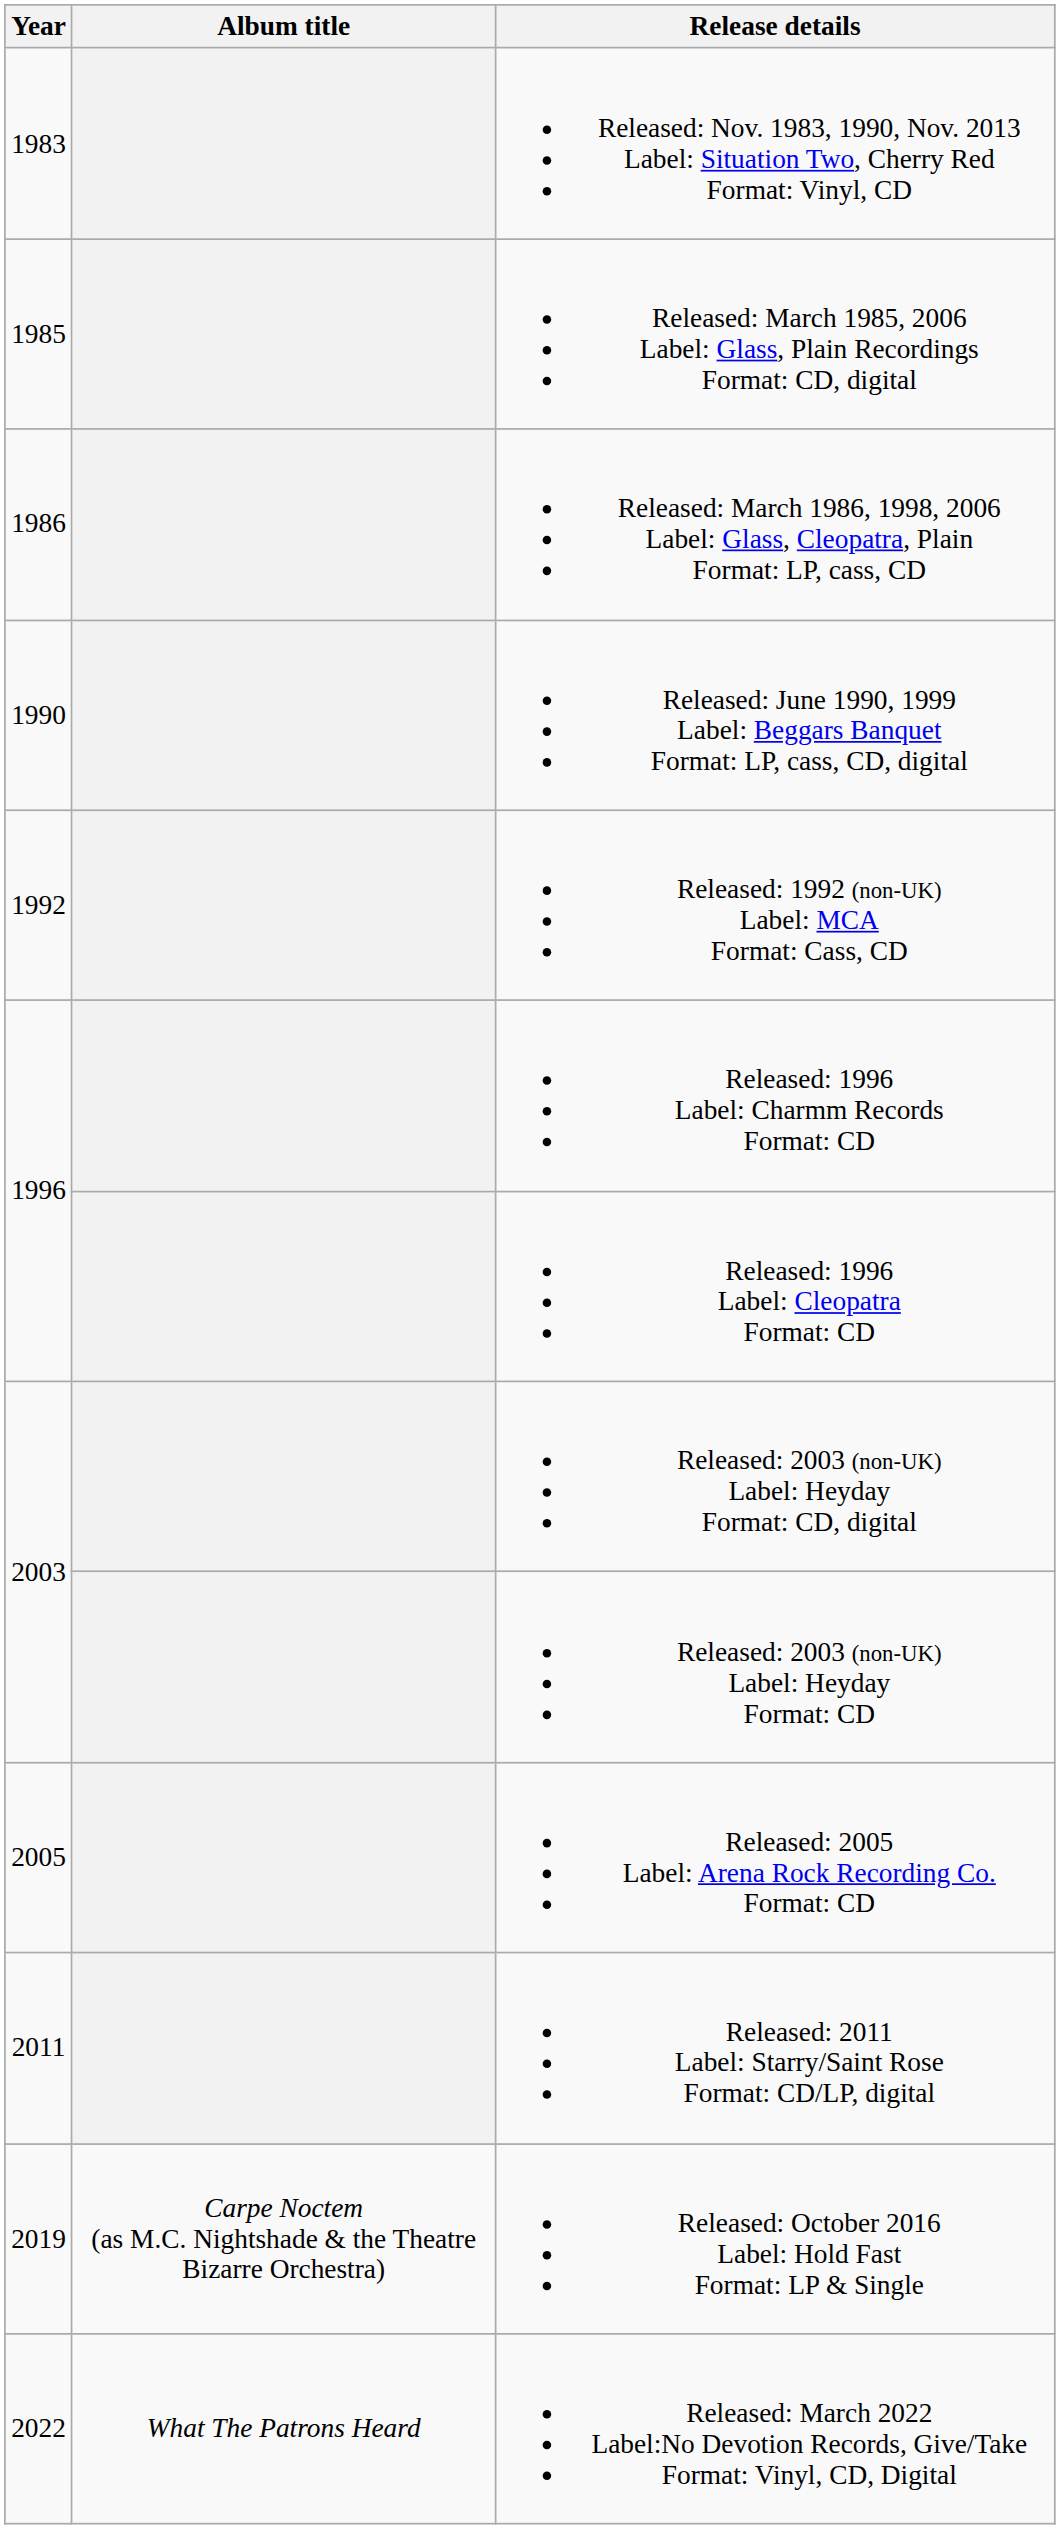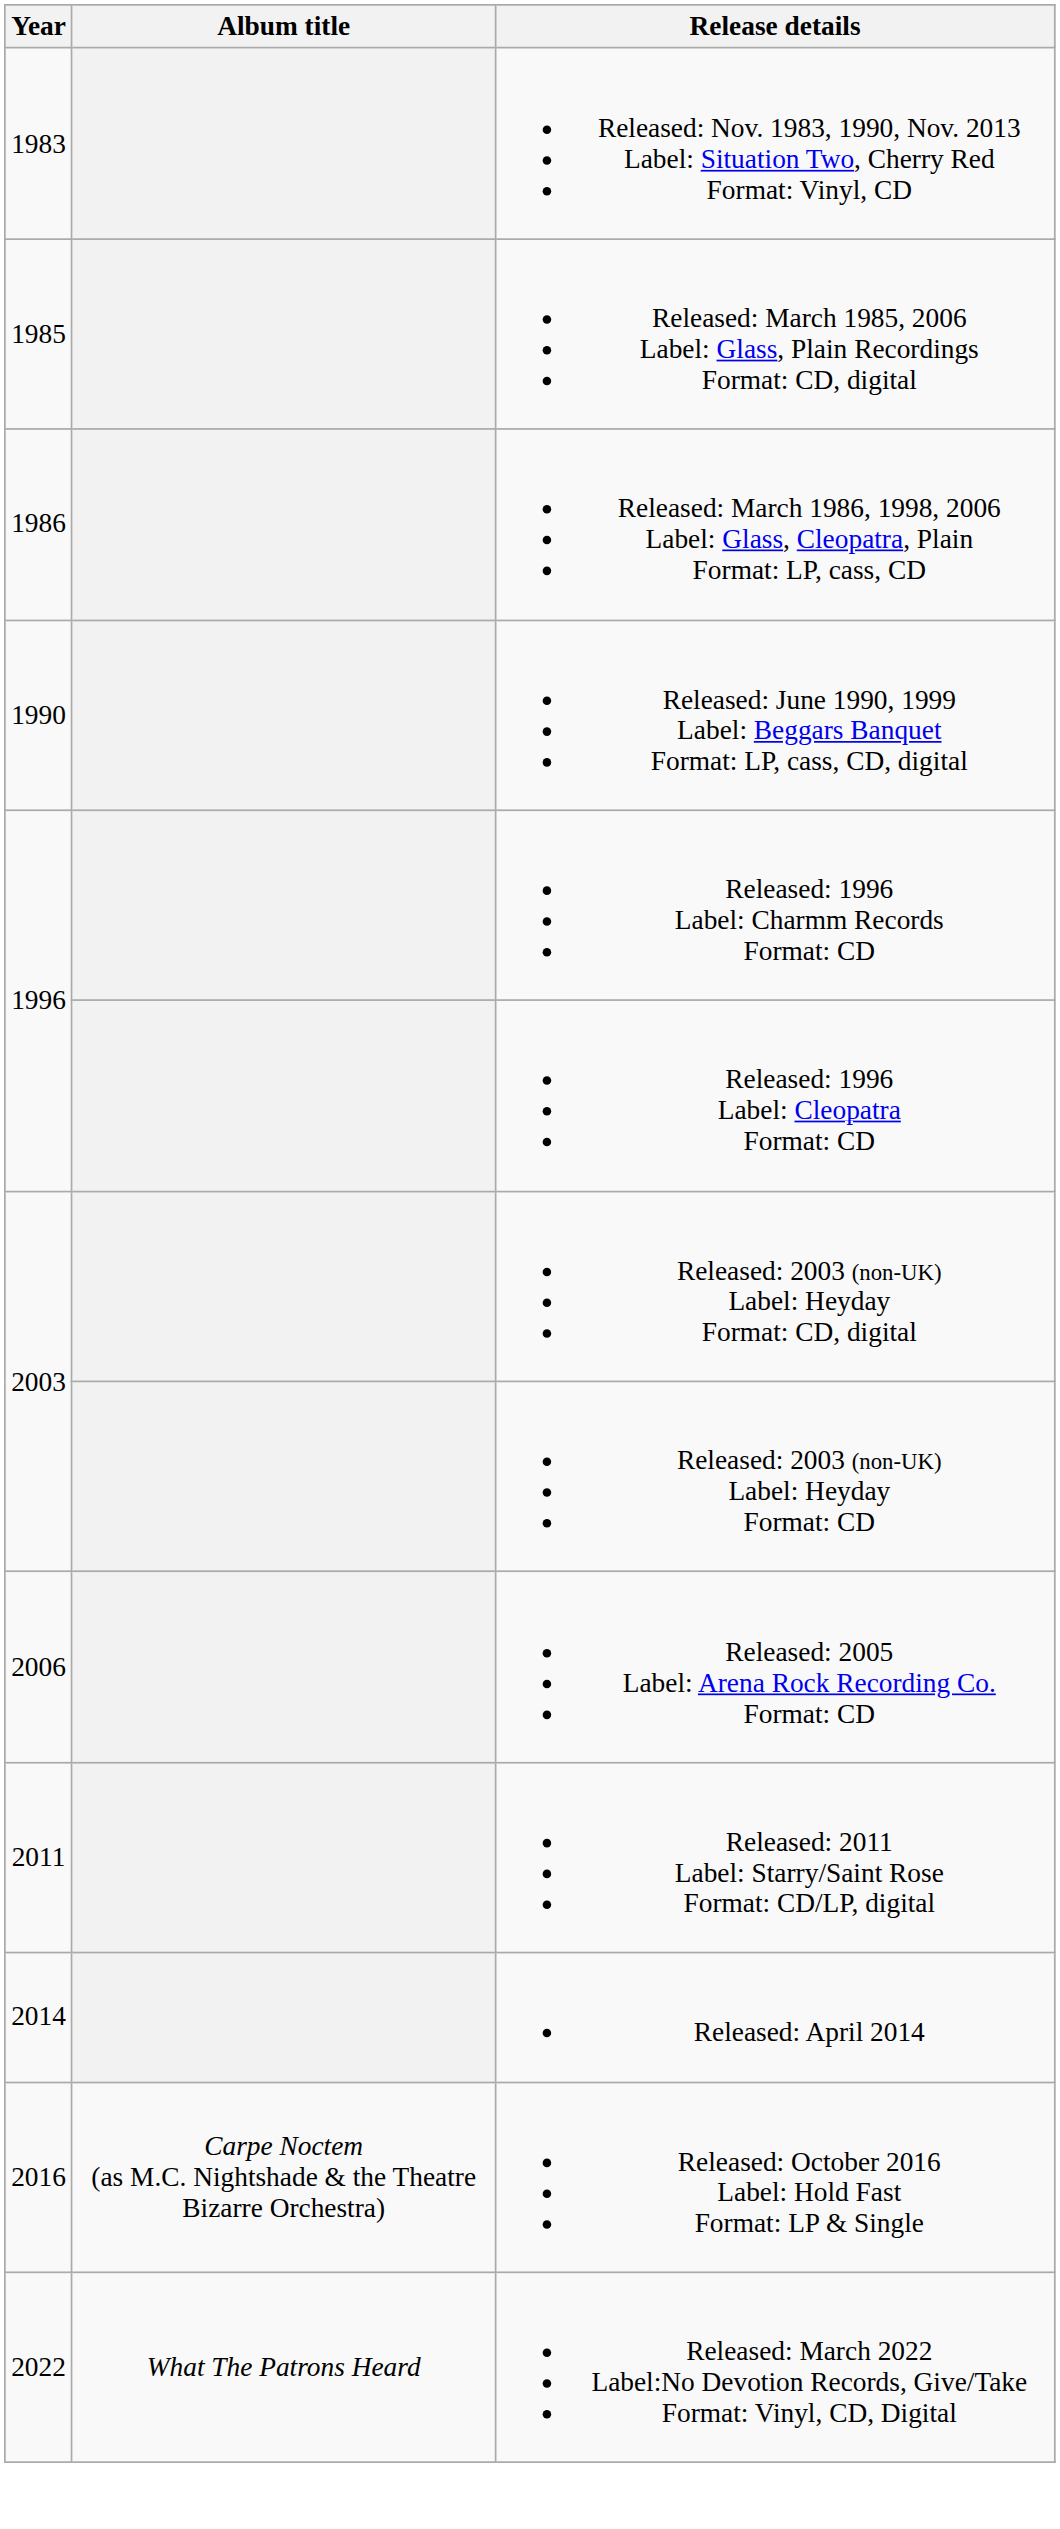- row: (775, 921)
(39, 1857) 2005 -> (39, 1666) 2006
+ row: (775, 2033)
(39, 2238) 2019 -> (39, 2176) 2016
